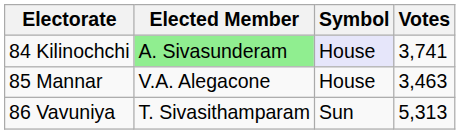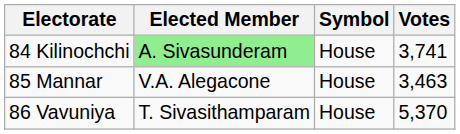(347, 50) lavender background -> (347, 50) no background
(336, 112) Sun -> (347, 112) House
(423, 112) 5,313 -> (423, 112) 5,370
